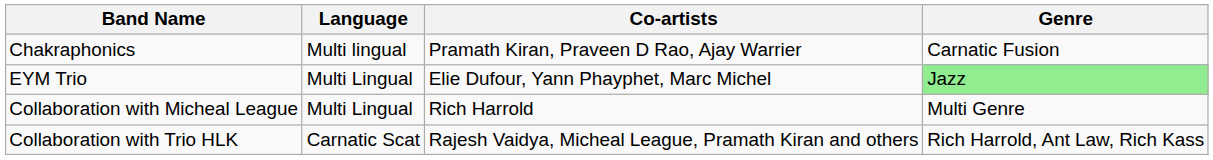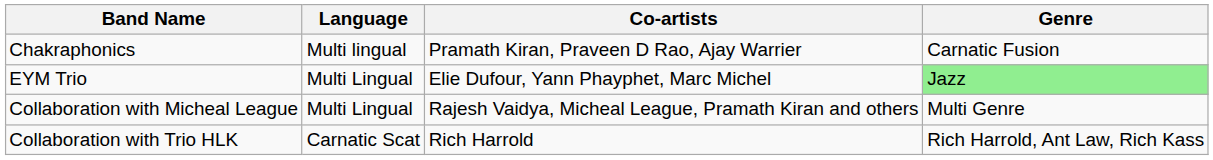(481, 109) Rich Harrold -> (674, 109) Rajesh Vaidya, Micheal League, Pramath Kiran and others
(674, 139) Rajesh Vaidya, Micheal League, Pramath Kiran and others -> (481, 139) Rich Harrold
